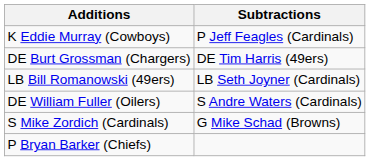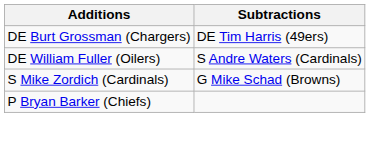- row: (89, 36)
- row: (91, 79)
